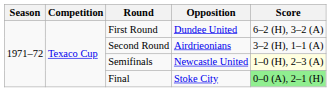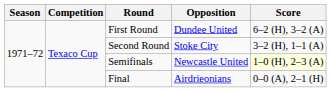(203, 45) Airdrieonians -> (196, 45) Stoke City
(196, 78) Stoke City -> (203, 78) Airdrieonians
(288, 78) lightgreen background -> (288, 78) no background
